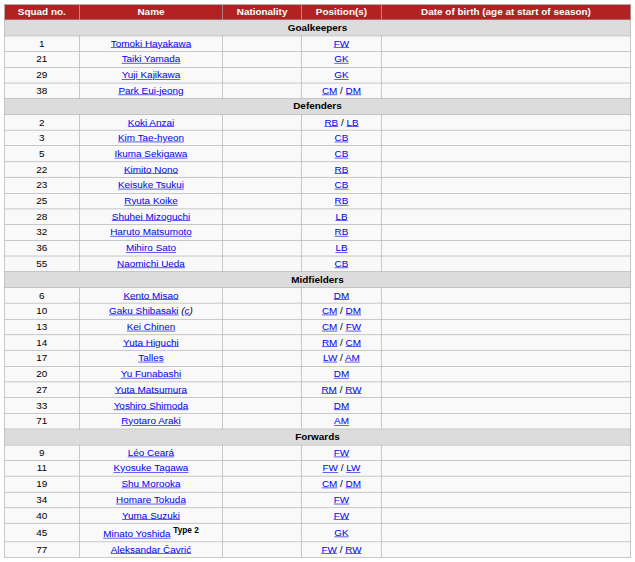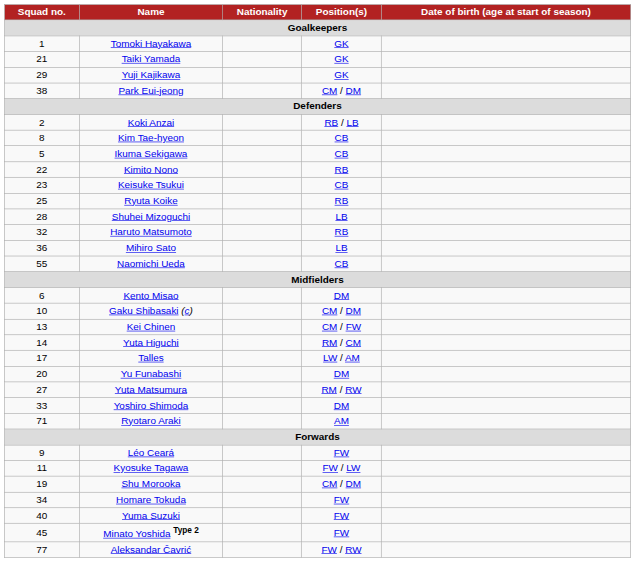(341, 43) FW -> (341, 43) GK
(42, 138) 3 -> (42, 138) 8
(341, 532) GK -> (341, 532) FW
